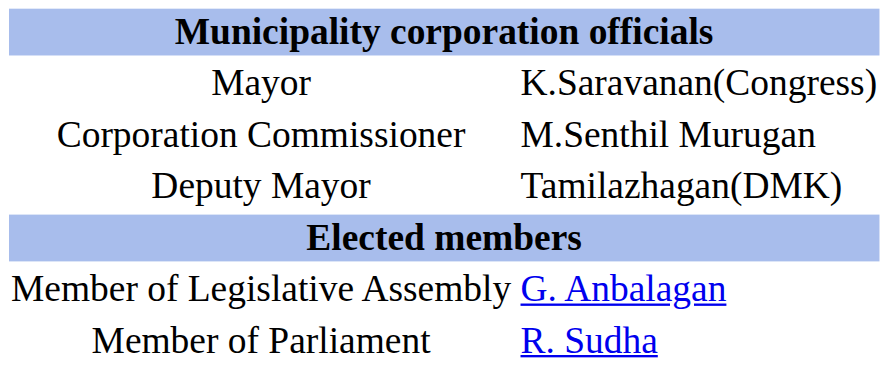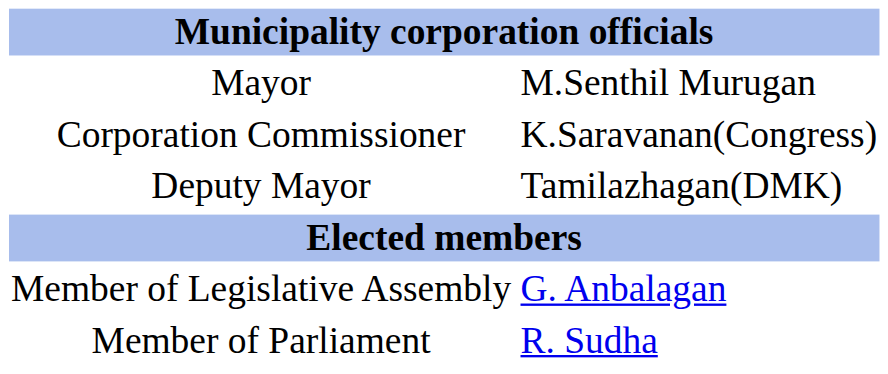(699, 82) K.Saravanan(Congress) -> (668, 82) M.Senthil Murugan
(668, 134) M.Senthil Murugan -> (699, 134) K.Saravanan(Congress)
